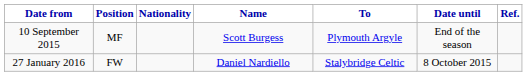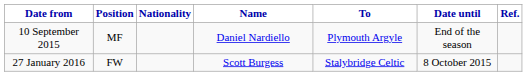(253, 38) Scott Burgess -> (253, 38) Daniel Nardiello
(253, 62) Daniel Nardiello -> (253, 62) Scott Burgess
